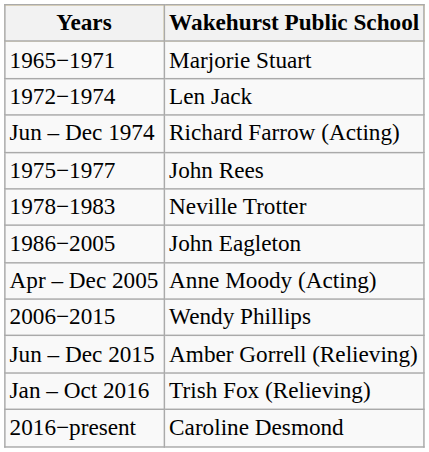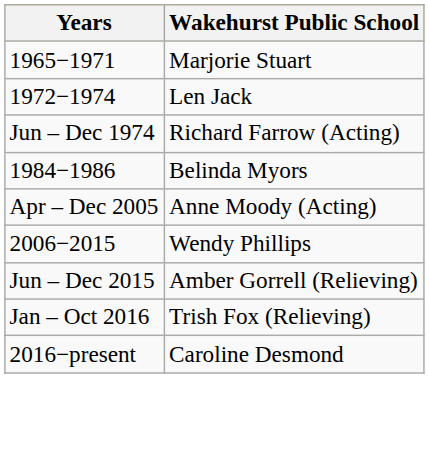- row: (216, 170)
- row: (238, 206)
+ row: (238, 170)
- row: (235, 243)
